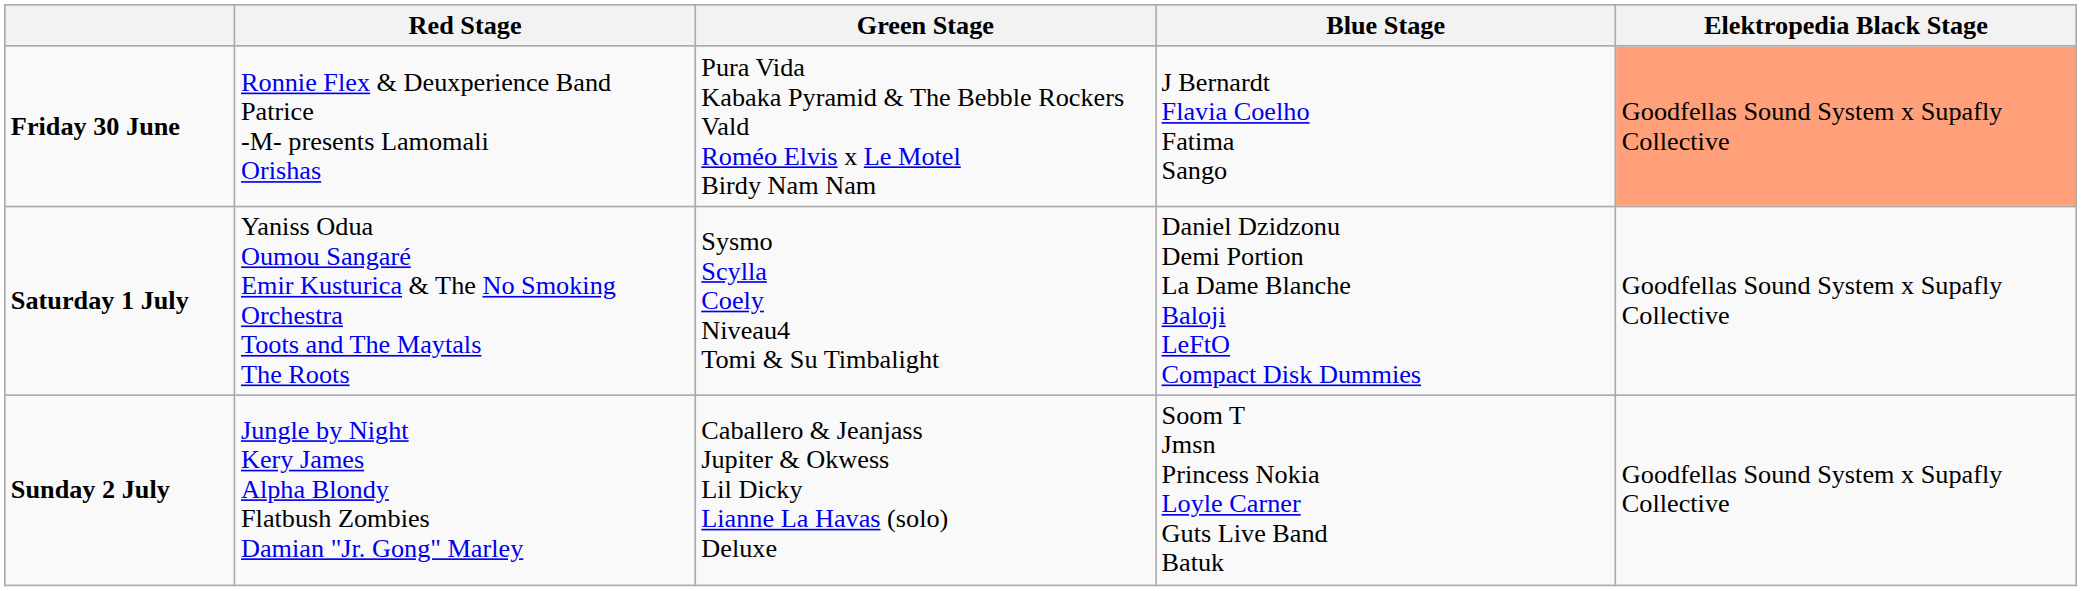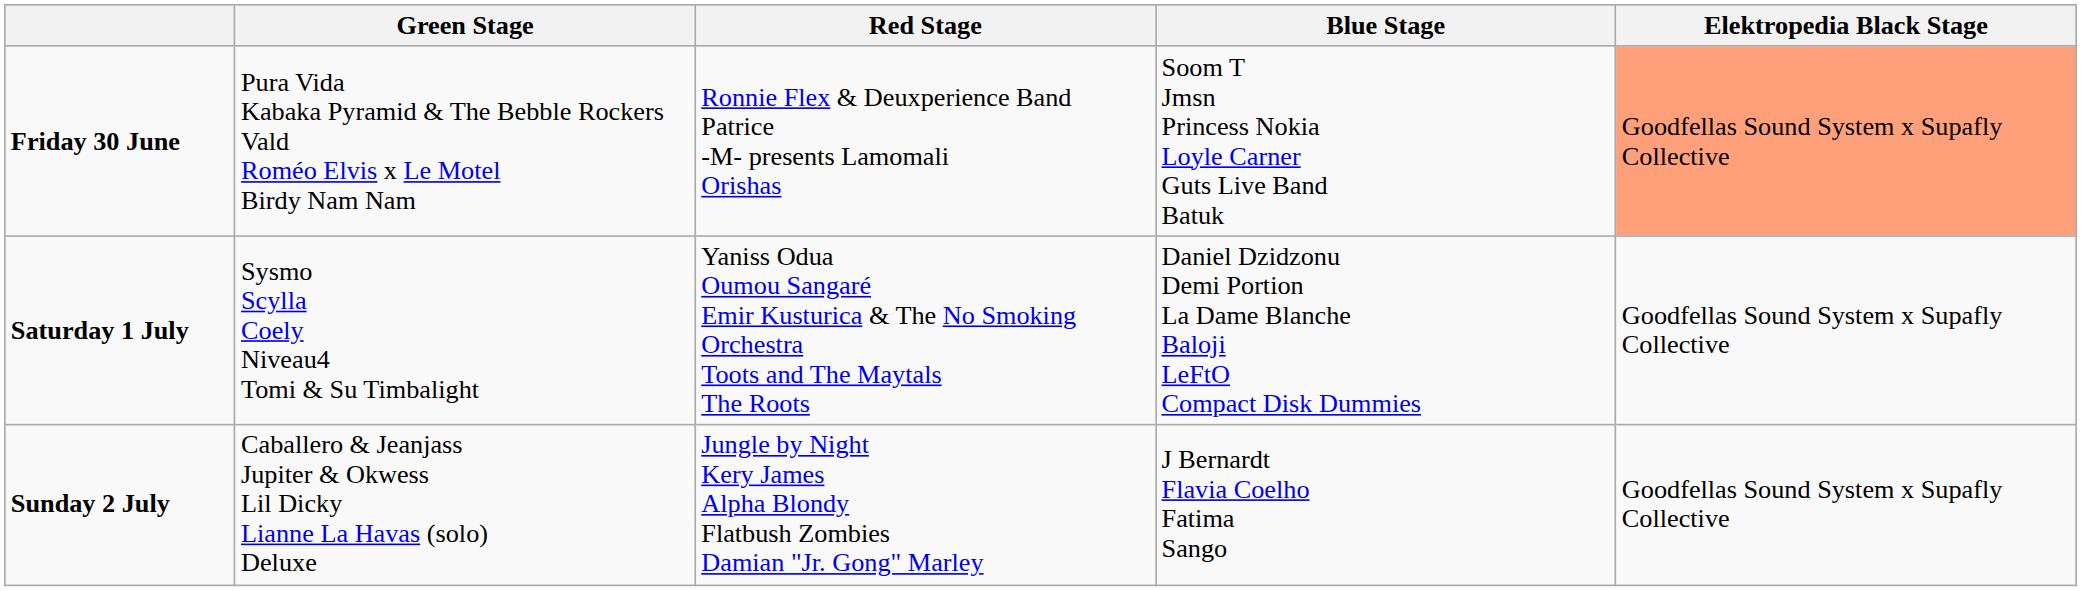columns swapped: (465, 25) <-> (925, 25)
(1236, 125) J Bernardt Flavia Coelho Fatima Sango -> (1245, 140) Soom T Jmsn Princess Nokia Loyle Carner Guts Live Band Batuk
(1245, 489) Soom T Jmsn Princess Nokia Loyle Carner Guts Live Band Batuk -> (1236, 504) J Bernardt Flavia Coelho Fatima Sango
